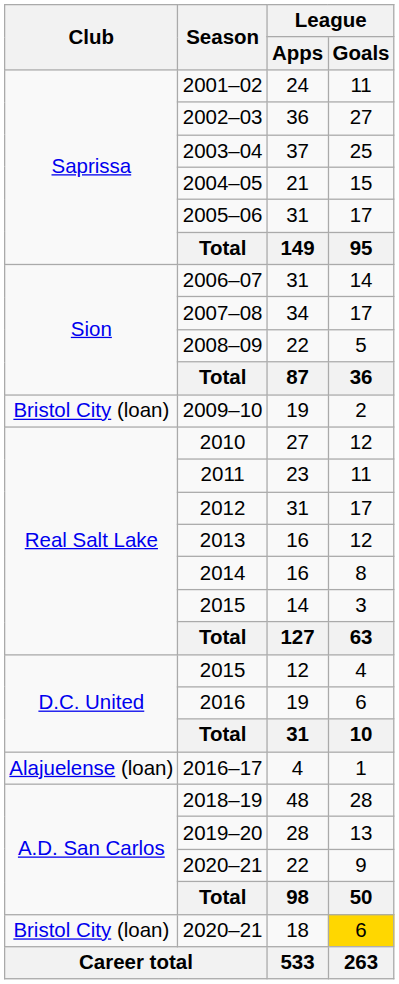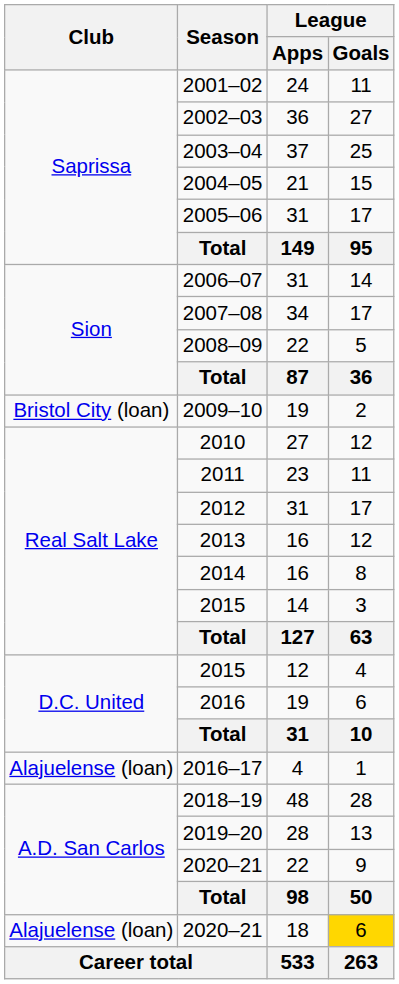(91, 930) Bristol City (loan) -> (91, 930) Alajuelense (loan)
